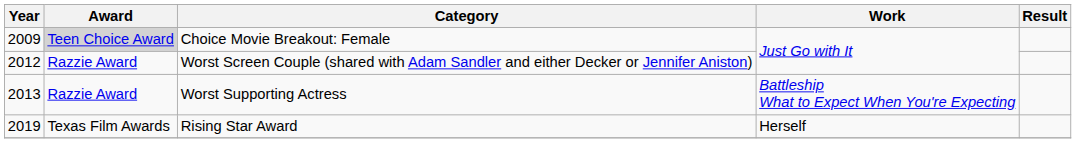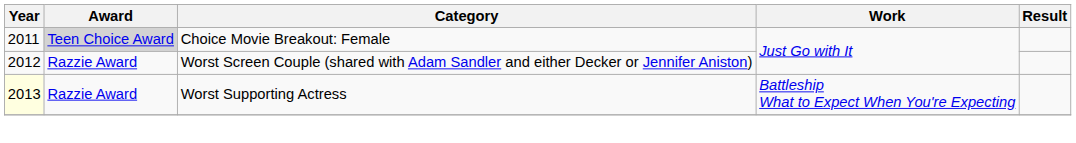(24, 39) 2009 -> (24, 39) 2011
(24, 94) no background -> (24, 94) lightyellow background
- row: (239, 126)
